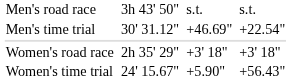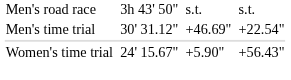- row: (60, 52)
